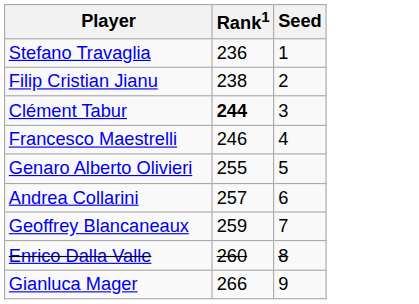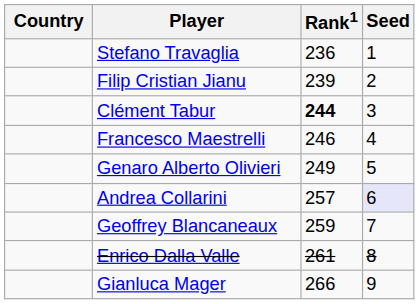+ column: (49, 21)
(232, 81) 238 -> (320, 81) 239
(232, 168) 255 -> (320, 168) 249
(283, 197) no background -> (371, 197) lavender background
(232, 255) 260 -> (320, 255) 261
